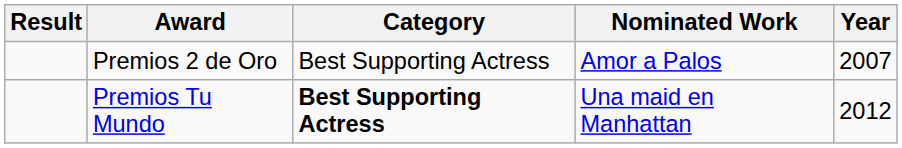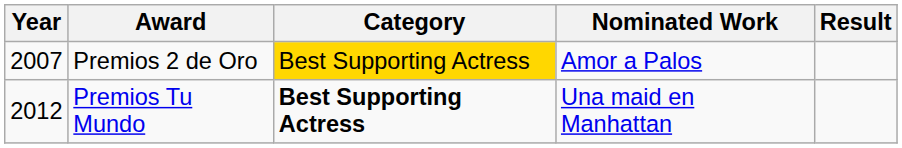columns swapped: (865, 23) <-> (46, 23)
(424, 60) no background -> (404, 60) gold background
